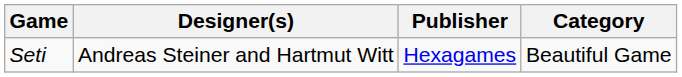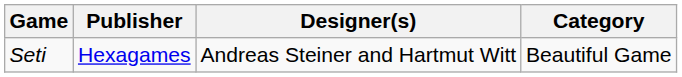columns swapped: (236, 21) <-> (460, 21)
